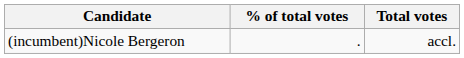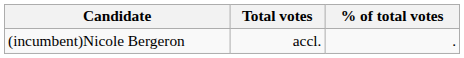columns swapped: (412, 16) <-> (297, 16)
